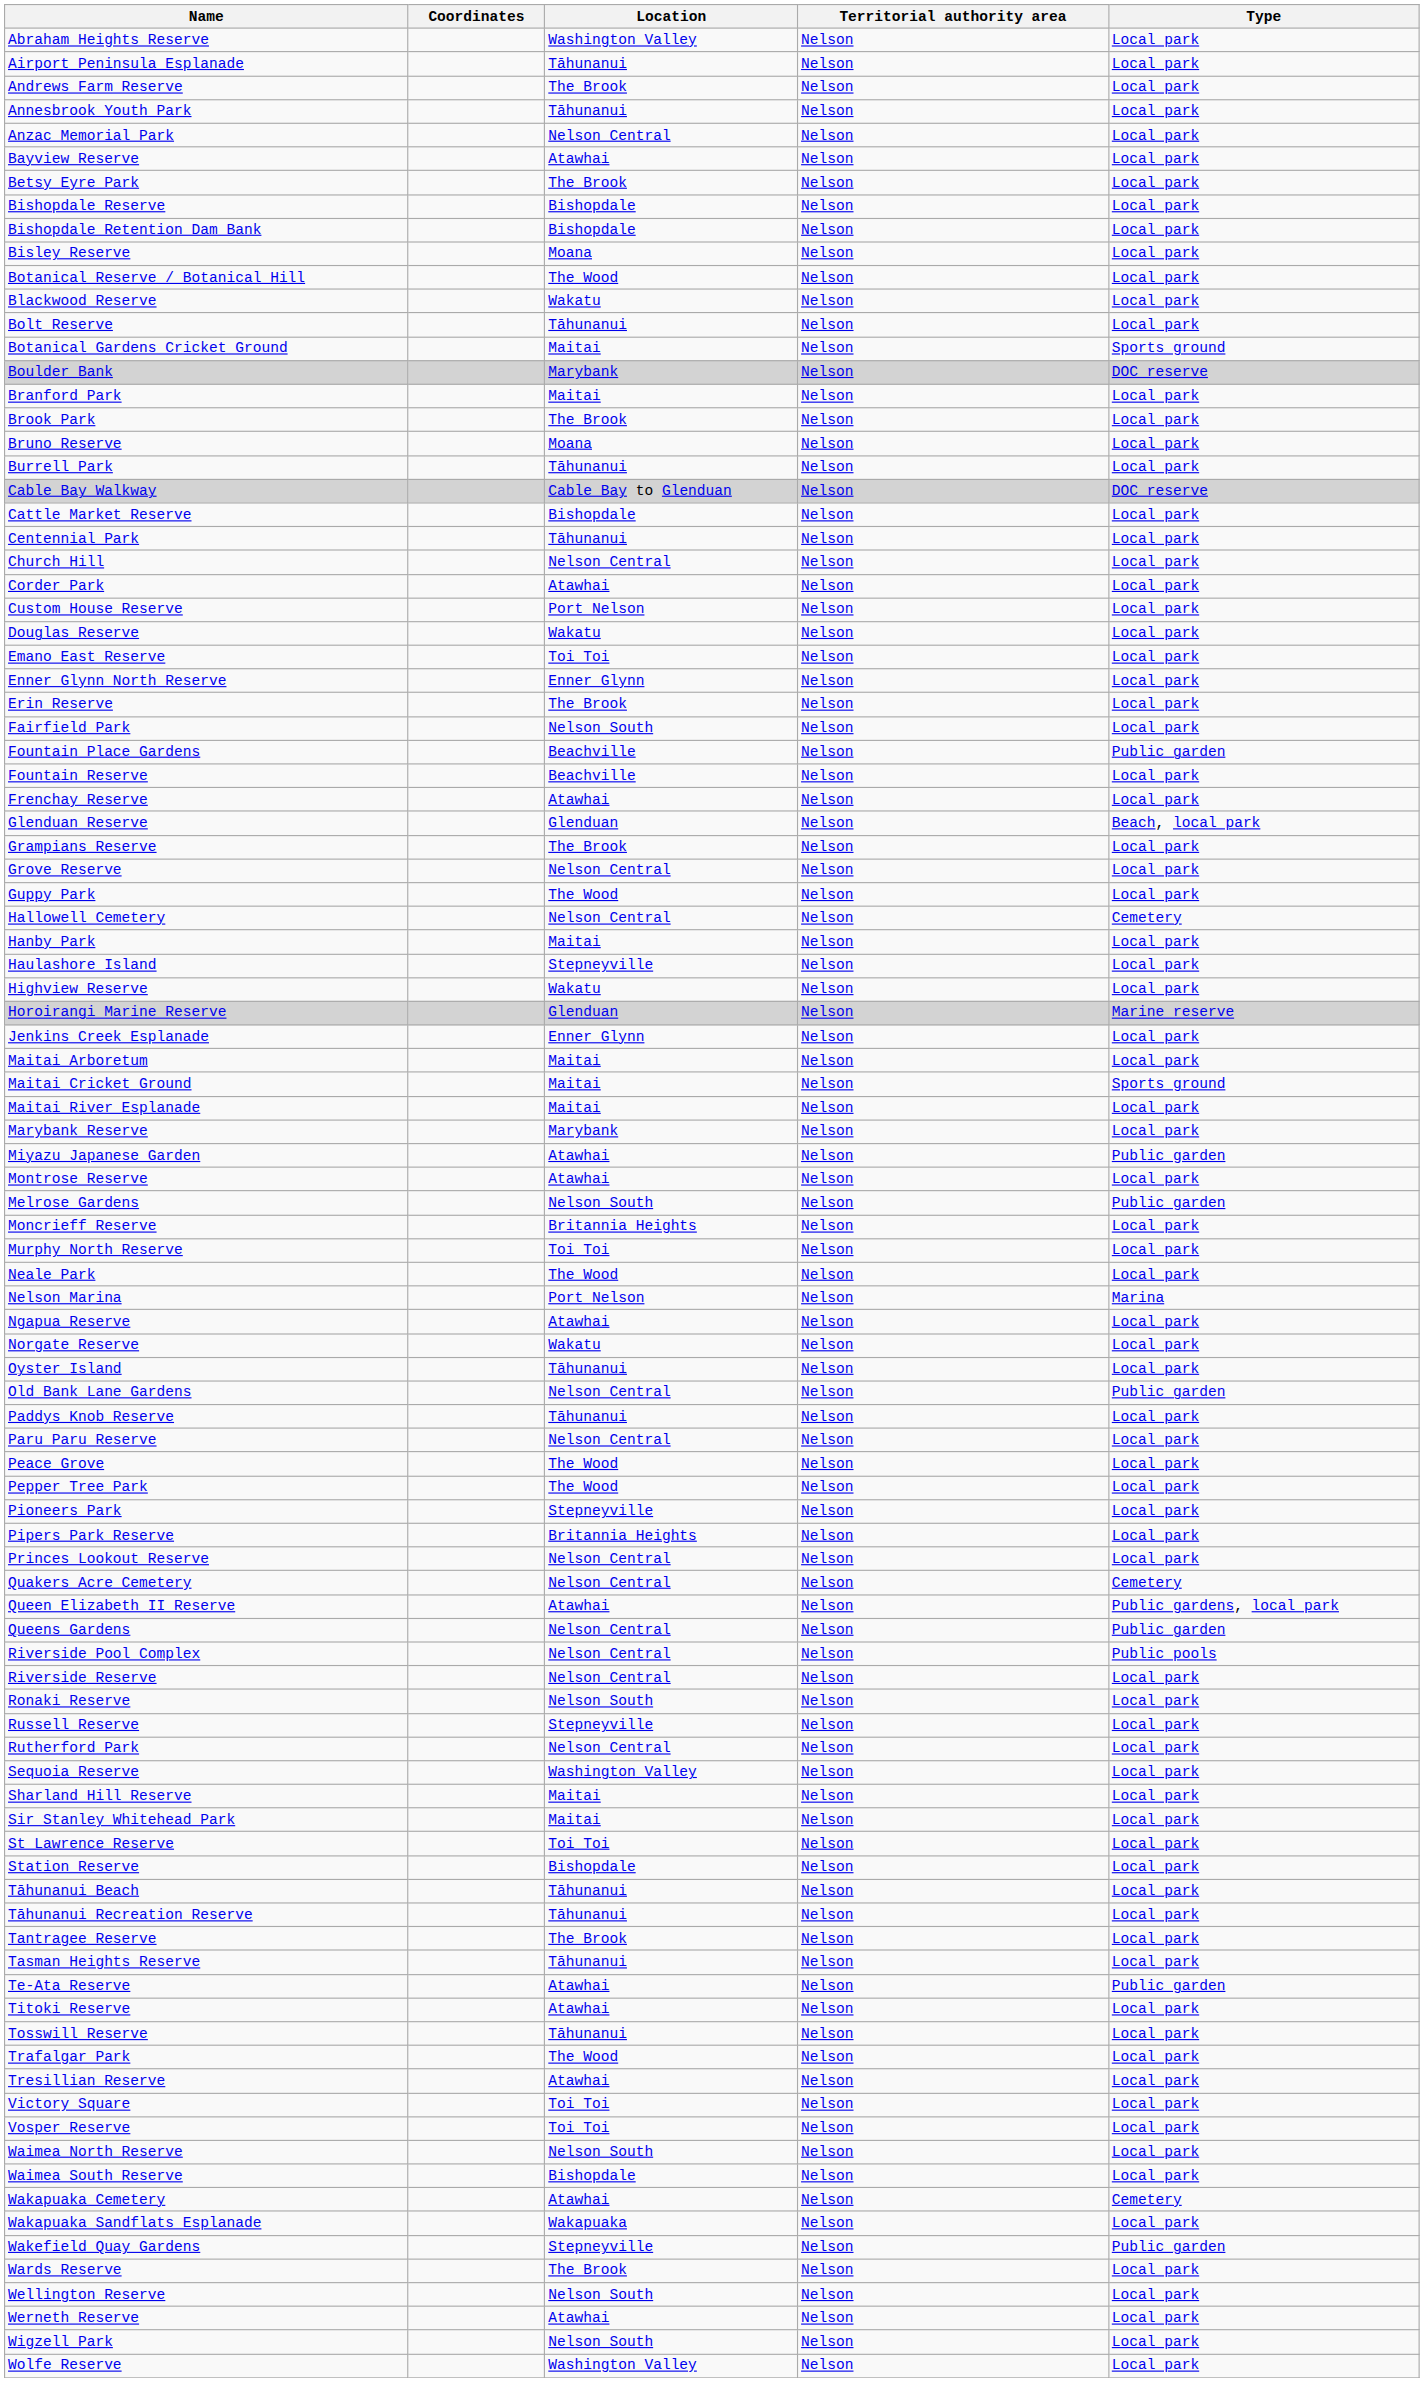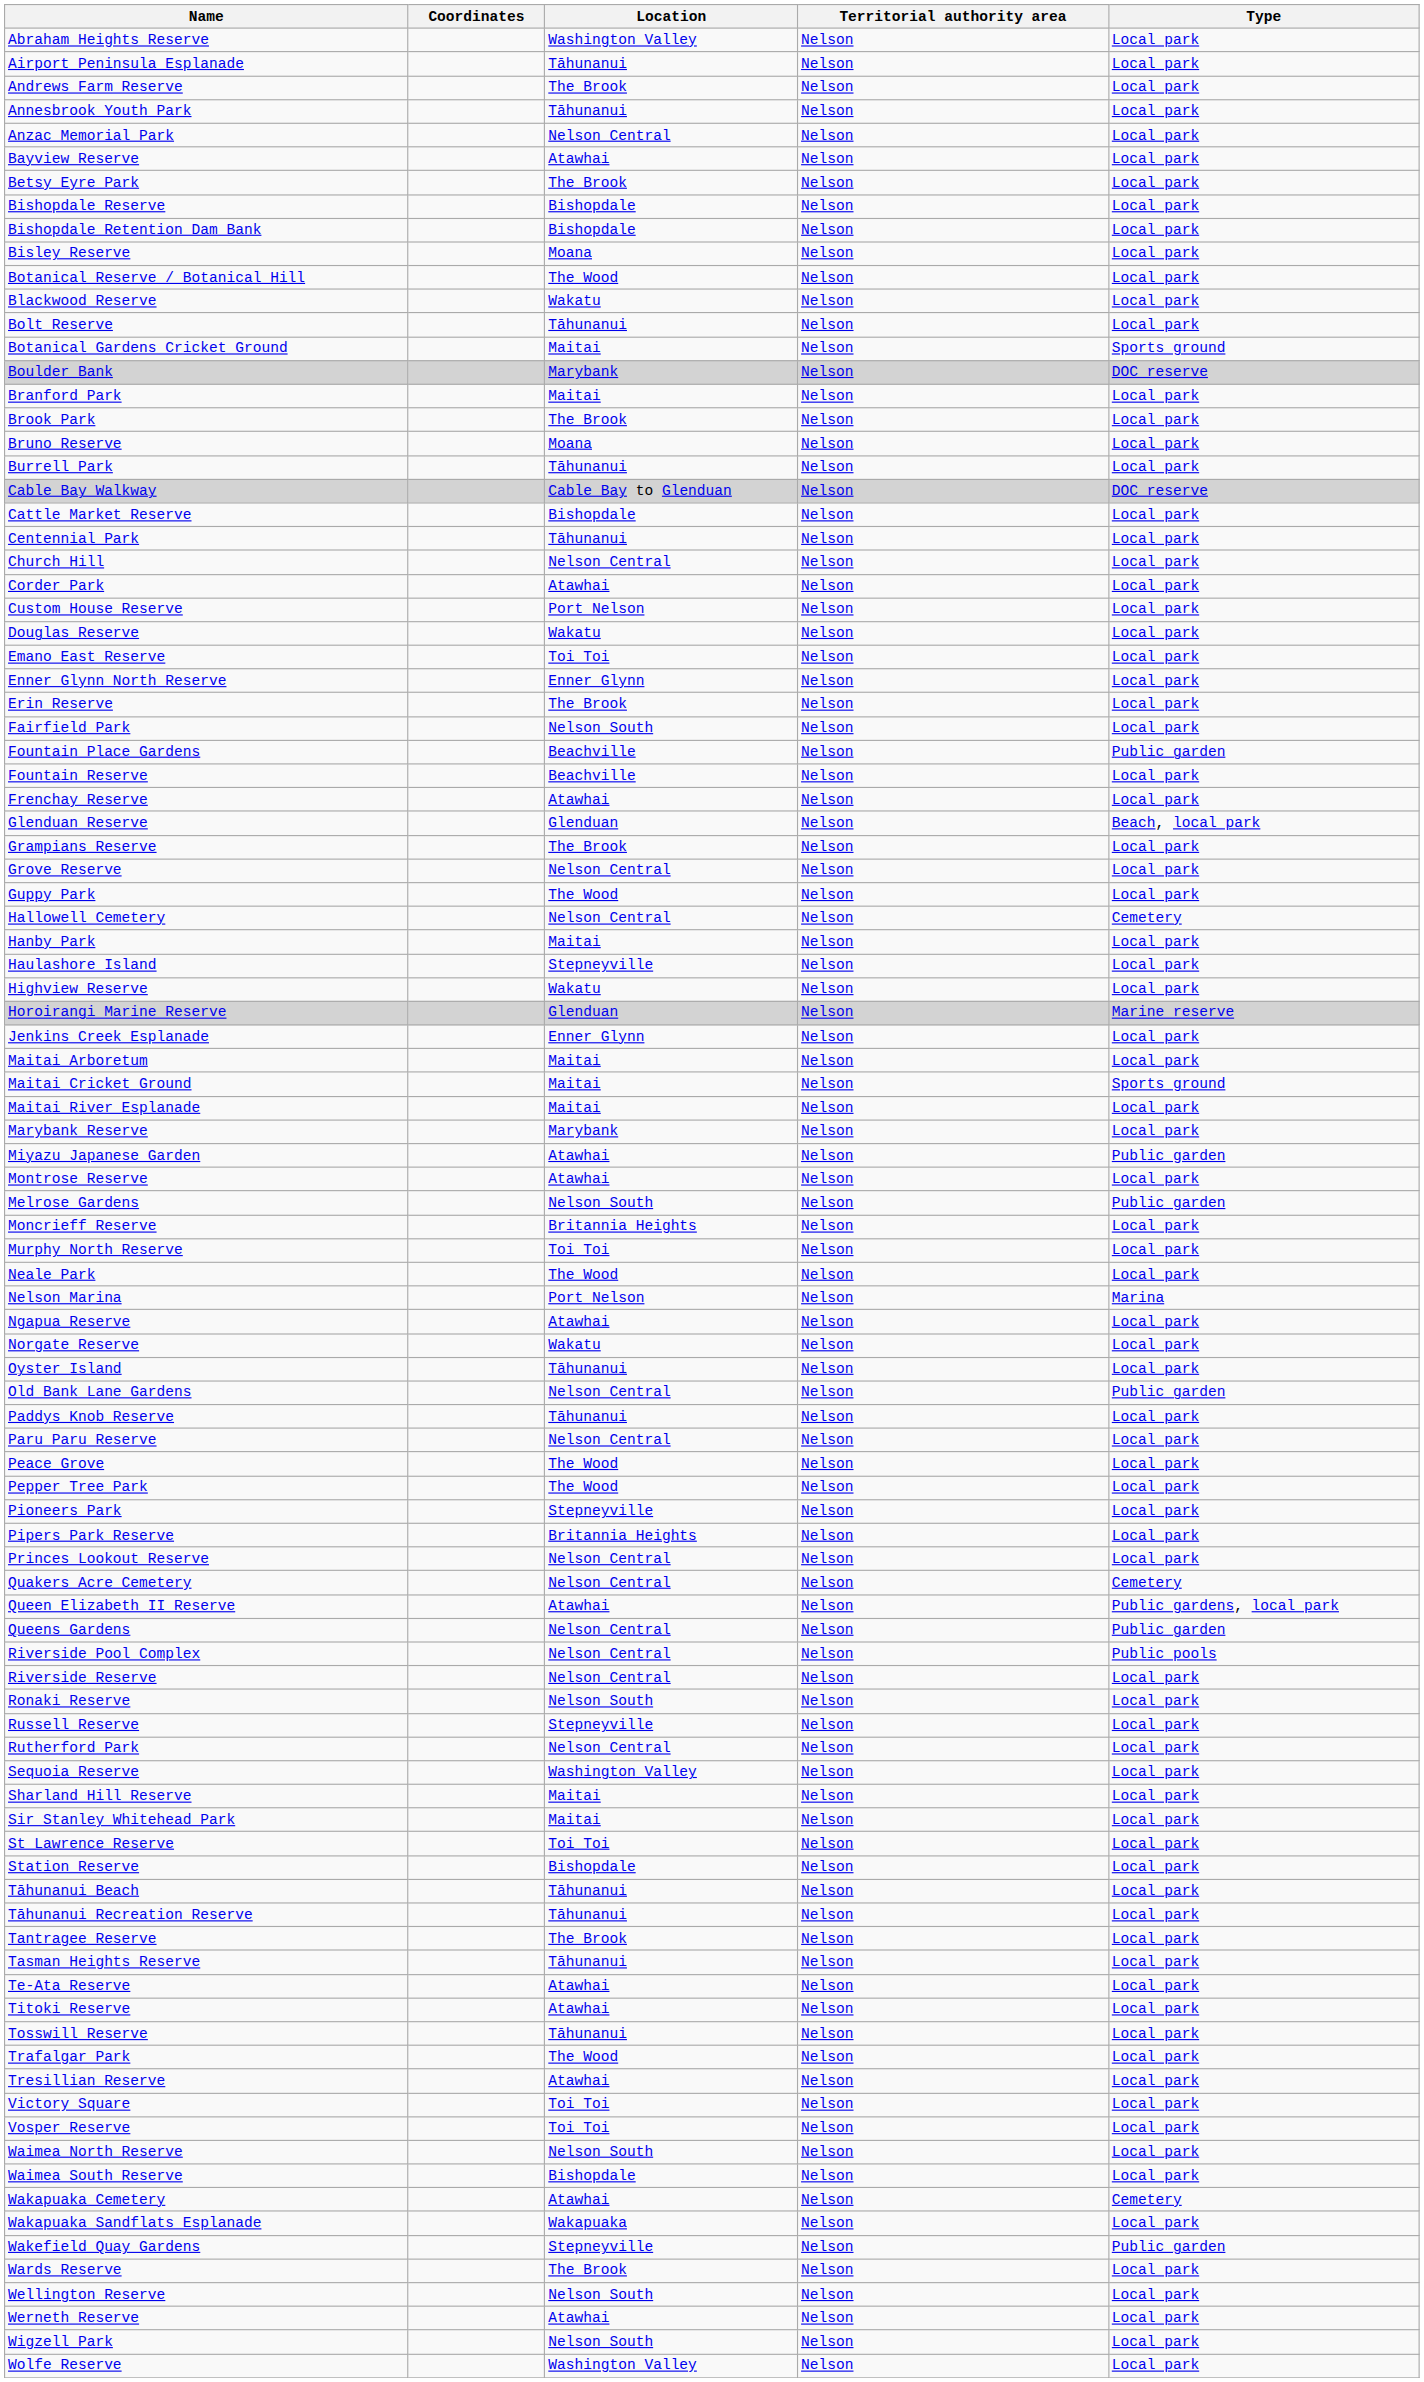(1169, 1986) Public garden -> (1155, 1986) Local park
